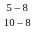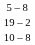+ row: (17, 22)
